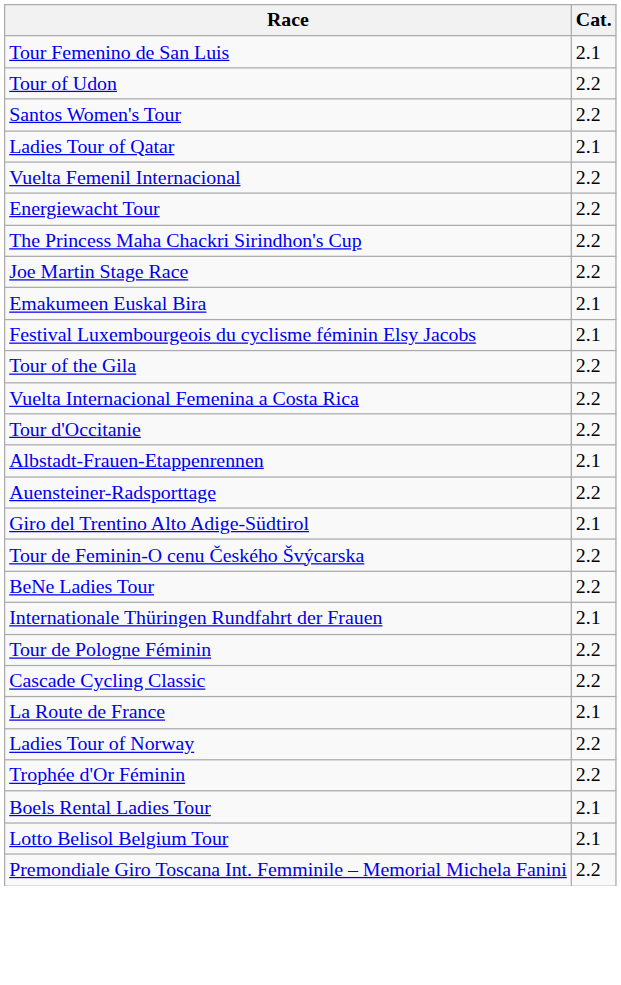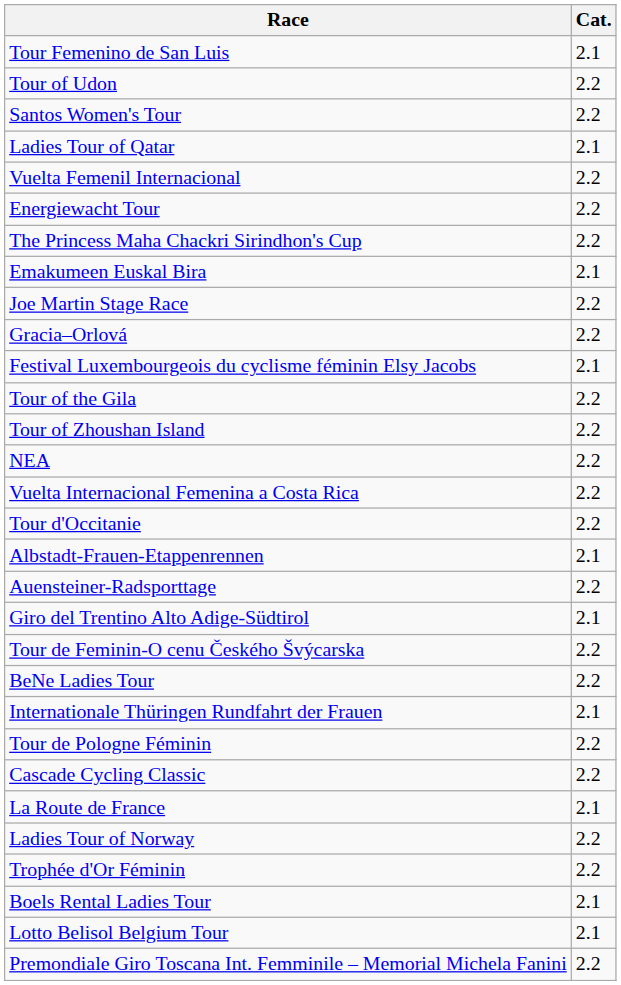rows swapped: (108, 303) <-> (99, 271)
+ row: (68, 334)
+ row: (107, 429)
+ row: (30, 460)
